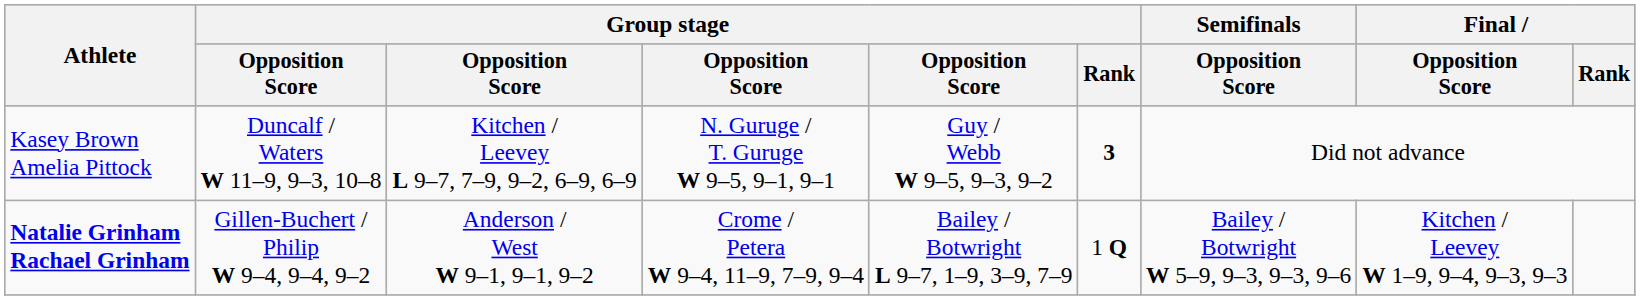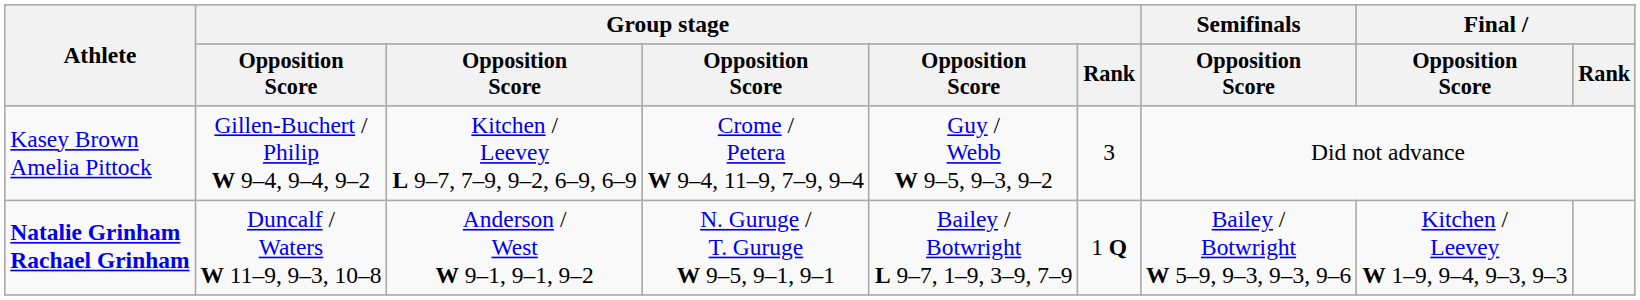(291, 153) Duncalf / Waters W 11–9, 9–3, 10–8 -> (291, 153) Gillen-Buchert / Philip W 9–4, 9–4, 9–2
(756, 153) N. Guruge / T. Guruge W 9–5, 9–1, 9–1 -> (756, 153) Crome / Petera W 9–4, 11–9, 7–9, 9–4
(1109, 153) bold -> (1109, 153) normal
(291, 247) Gillen-Buchert / Philip W 9–4, 9–4, 9–2 -> (291, 247) Duncalf / Waters W 11–9, 9–3, 10–8
(756, 247) Crome / Petera W 9–4, 11–9, 7–9, 9–4 -> (756, 247) N. Guruge / T. Guruge W 9–5, 9–1, 9–1
